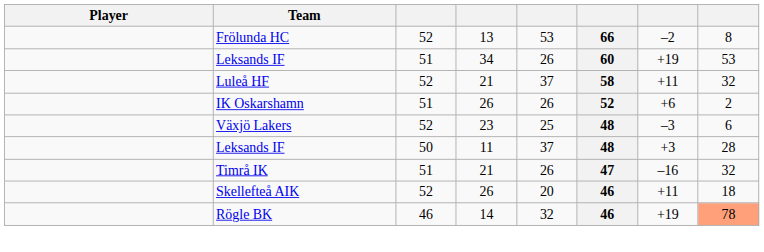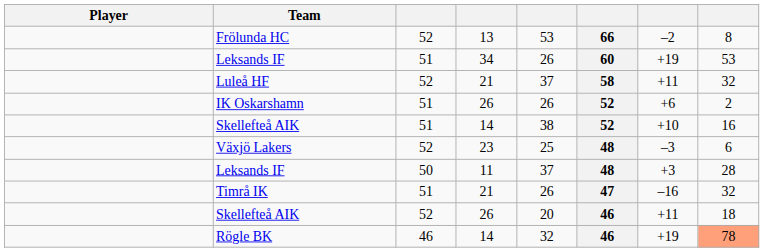+ row: (258, 125)
